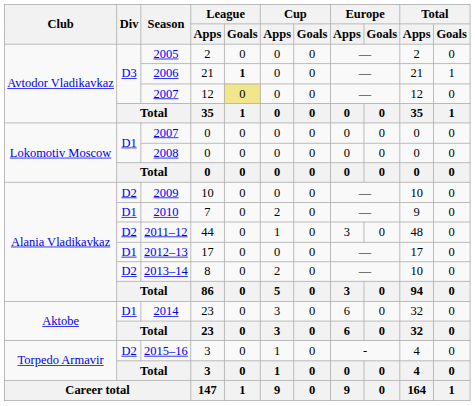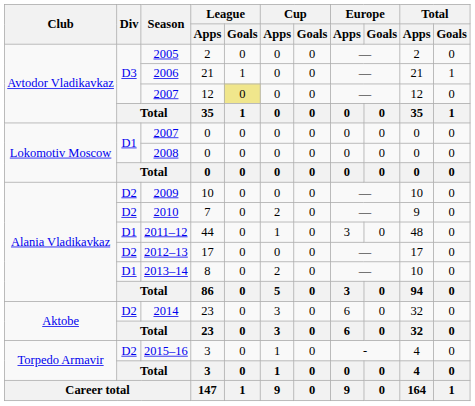(242, 73) bold -> (242, 73) normal
(129, 212) D1 -> (129, 212) D2
(129, 232) D2 -> (129, 232) D1
(129, 251) D1 -> (129, 251) D2
(129, 271) D2 -> (129, 271) D1
(129, 311) D1 -> (129, 311) D2
